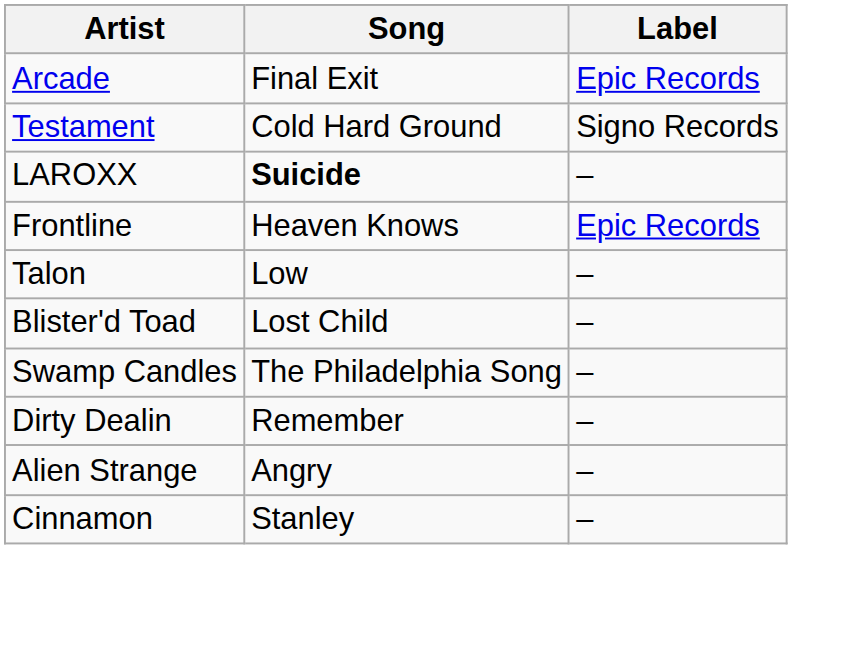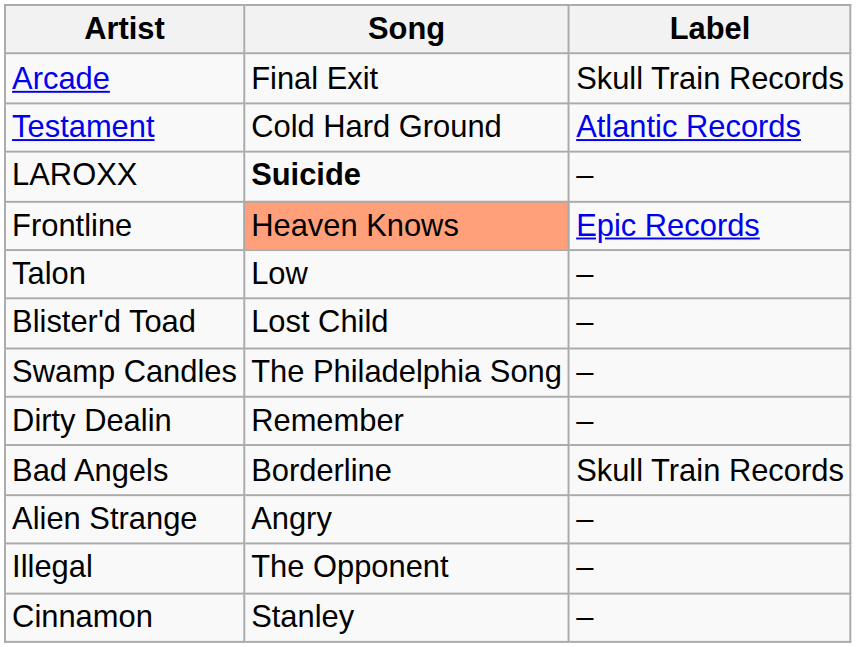(668, 77) Epic Records -> (710, 77) Skull Train Records
(677, 126) Signo Records -> (689, 126) Atlantic Records
(355, 224) no background -> (355, 224) lightsalmon background
+ row: (90, 469)
+ row: (52, 567)
